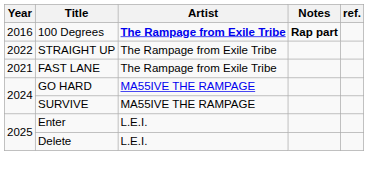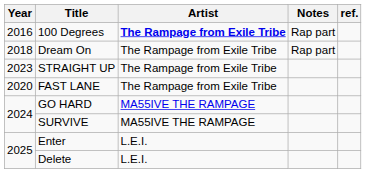(314, 31) bold -> (313, 31) normal
+ row: (65, 50)
(20, 50) 2022 -> (20, 68) 2023
(20, 68) 2021 -> (20, 86) 2020
